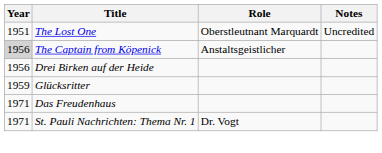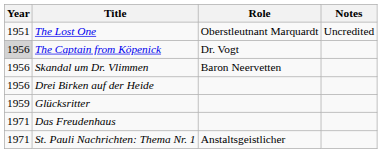(243, 49) Anstaltsgeistlicher -> (220, 49) Dr. Vogt
+ row: (92, 67)
(220, 121) Dr. Vogt -> (243, 139) Anstaltsgeistlicher
